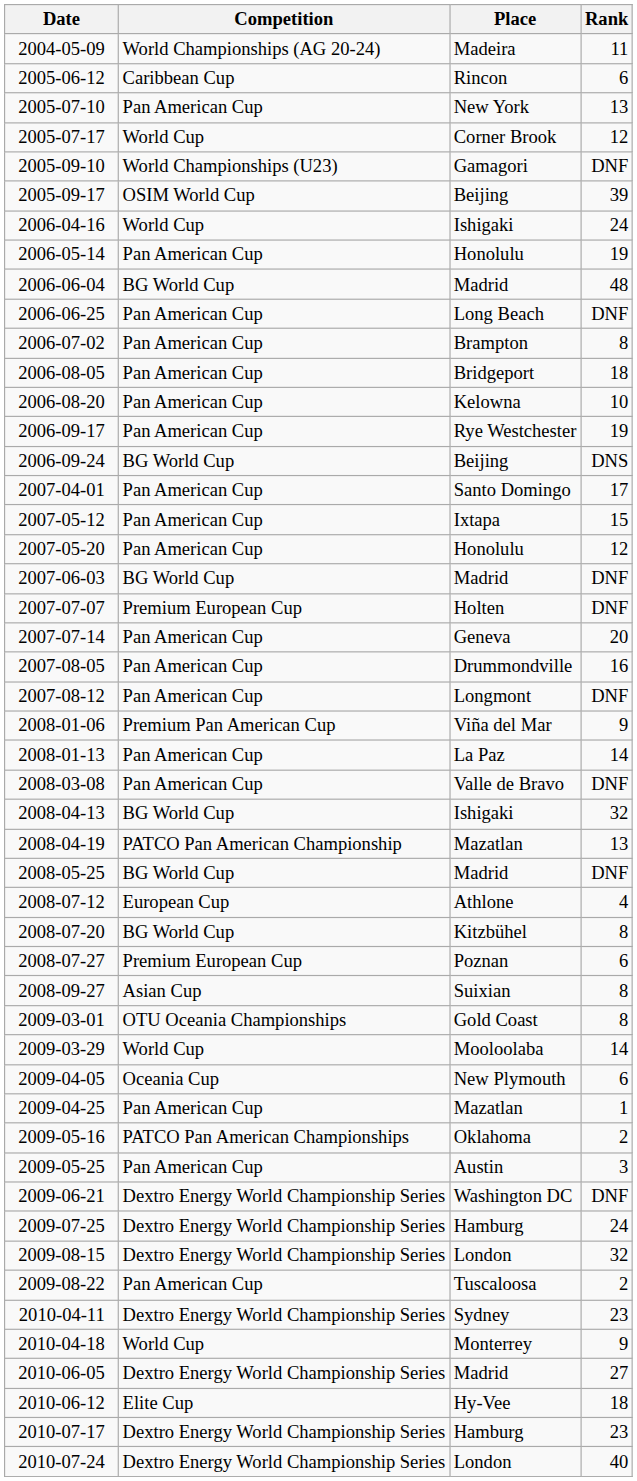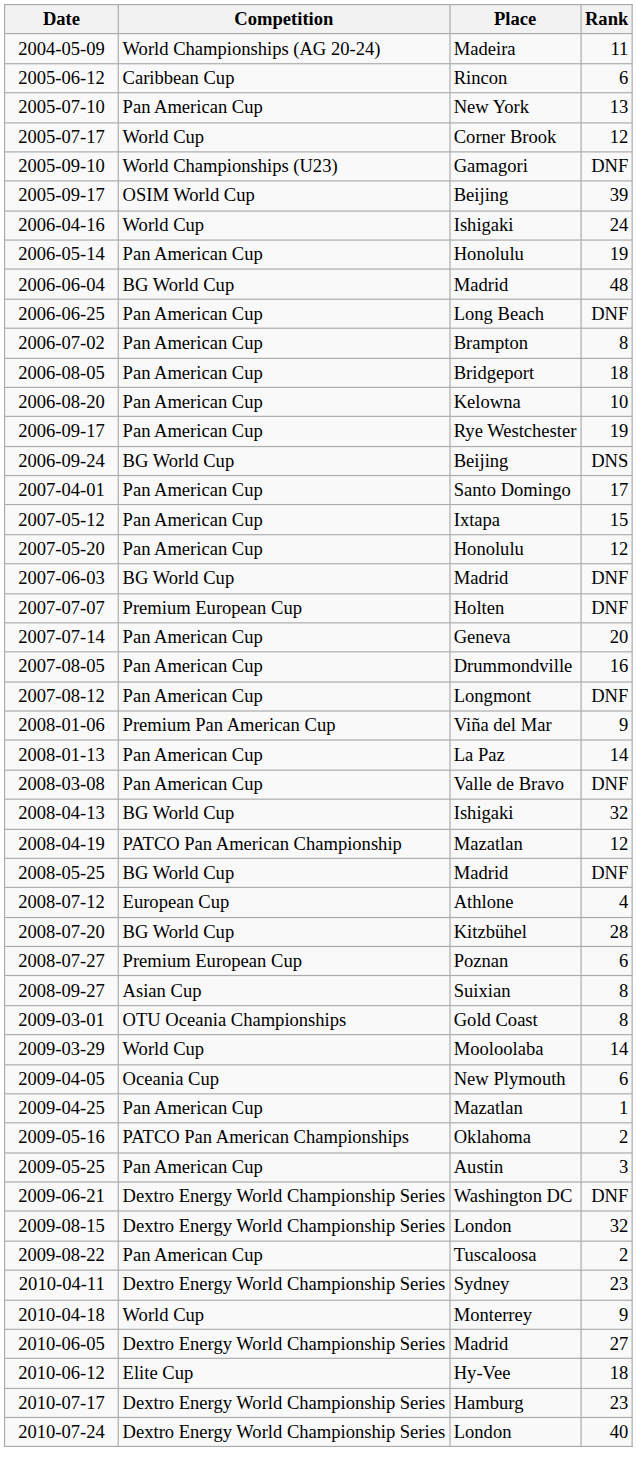(619, 843) 13 -> (619, 843) 12
(624, 931) 8 -> (619, 931) 28
- row: (61, 1226)
